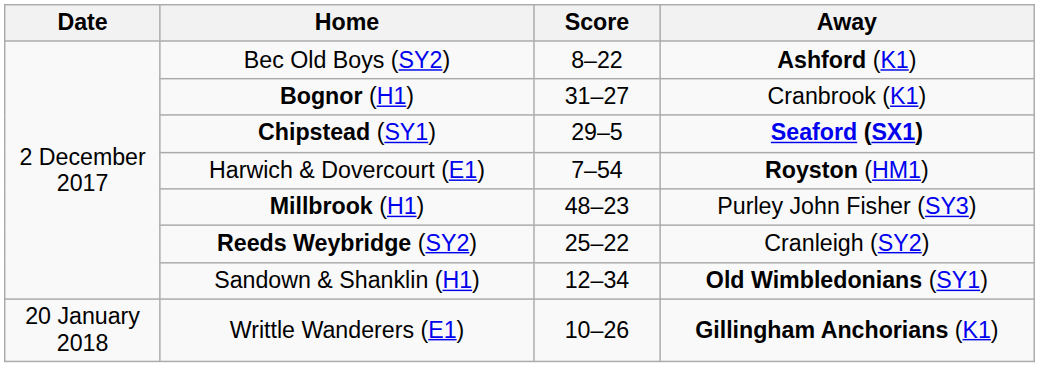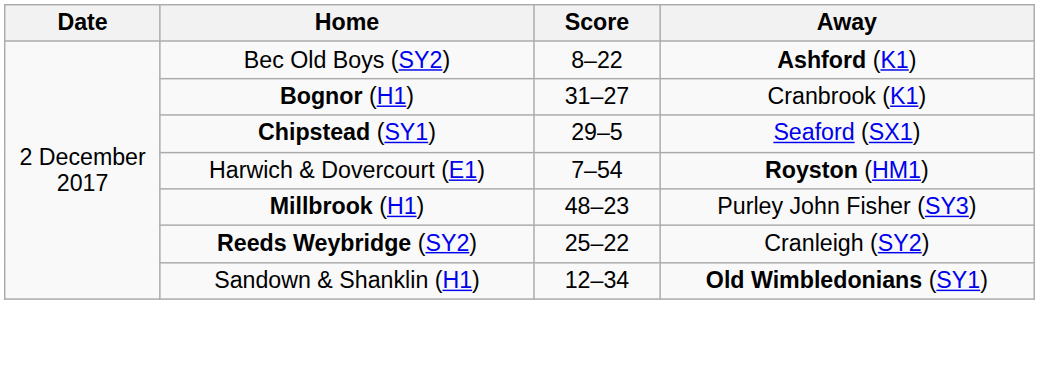(847, 133) bold -> (847, 133) normal
- row: (347, 330)
